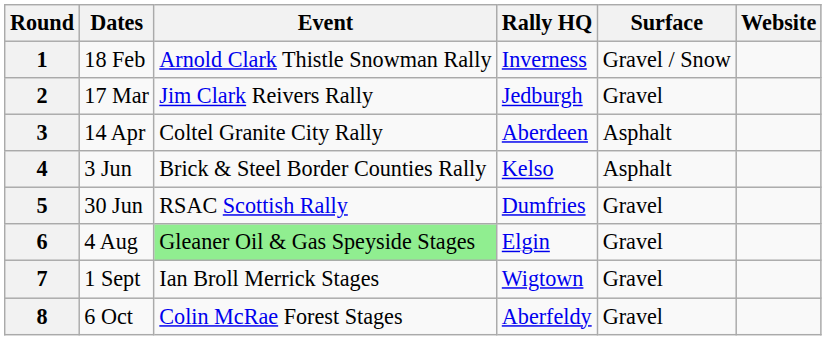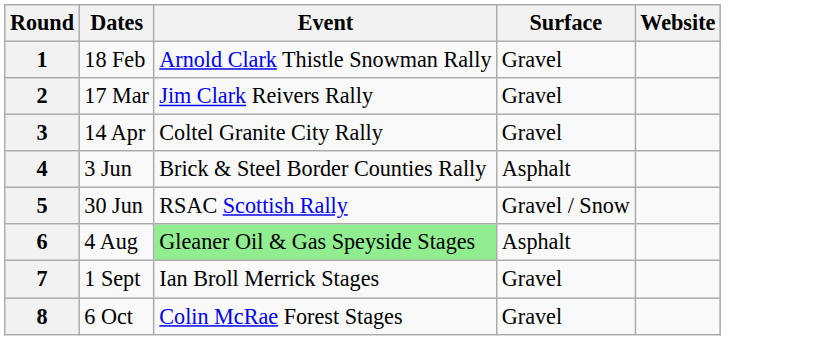- column: (547, 22)
(667, 59) Gravel / Snow -> (532, 59) Gravel
(637, 132) Asphalt -> (532, 132) Gravel
(633, 205) Gravel -> (566, 205) Gravel / Snow
(633, 242) Gravel -> (536, 242) Asphalt
